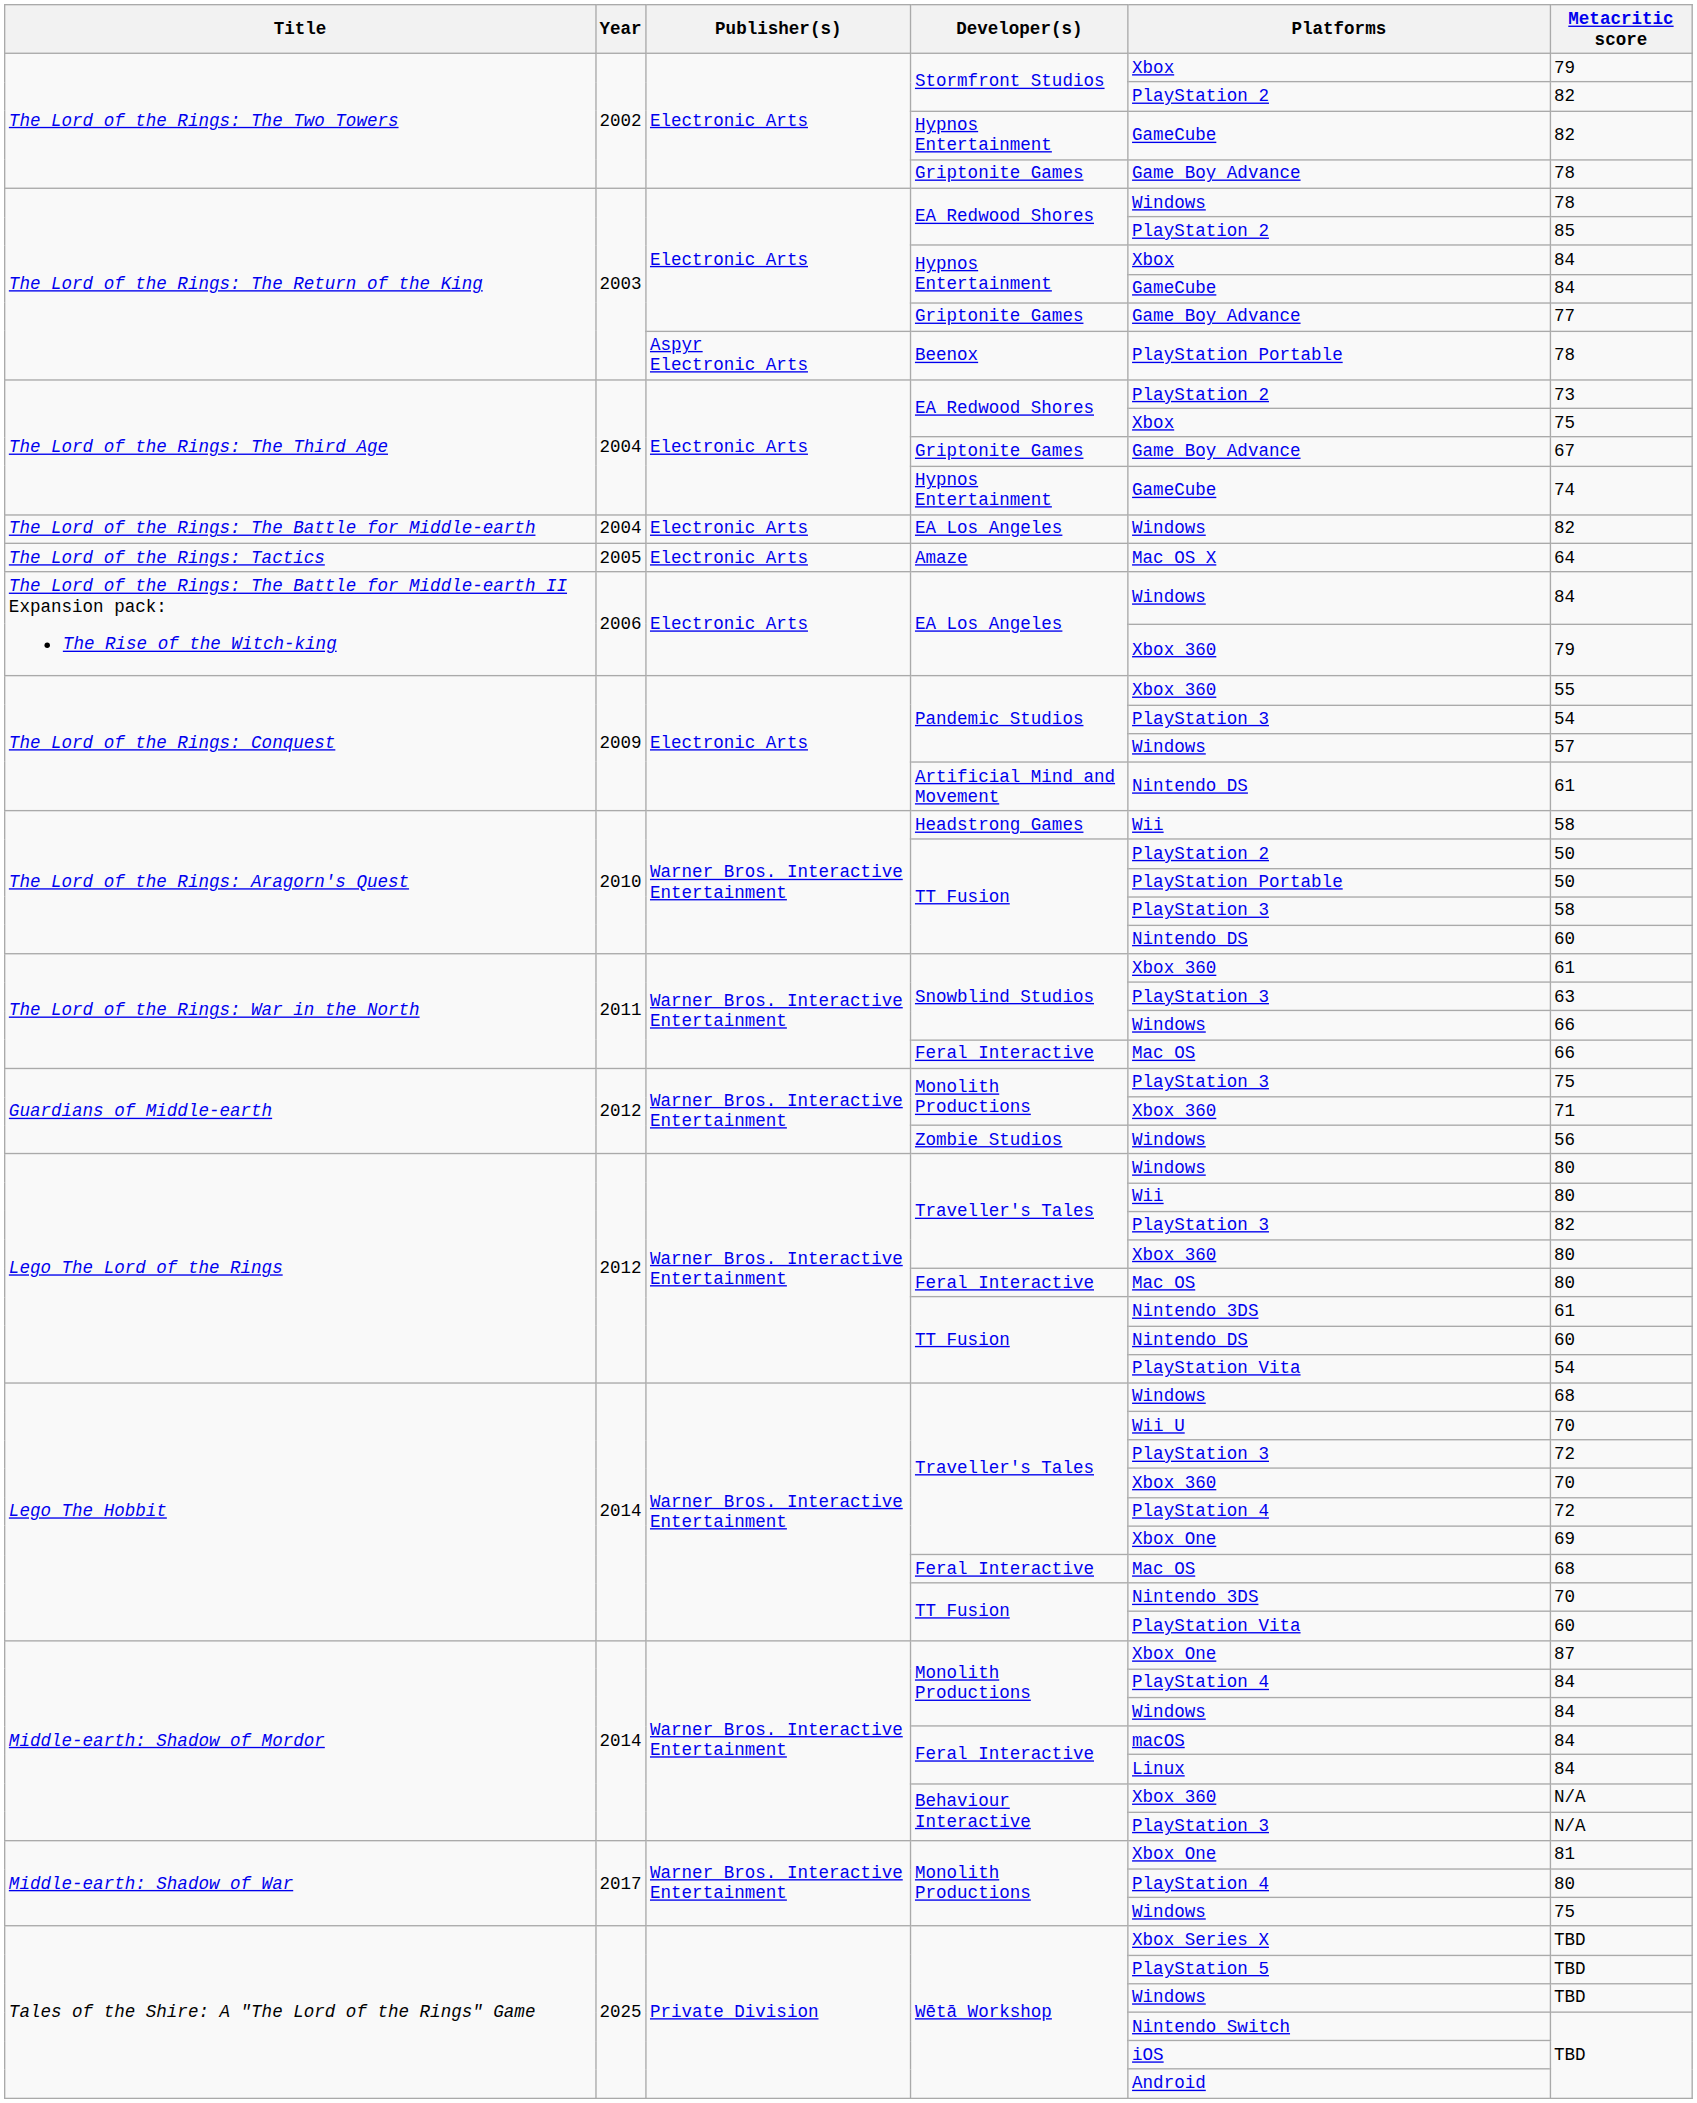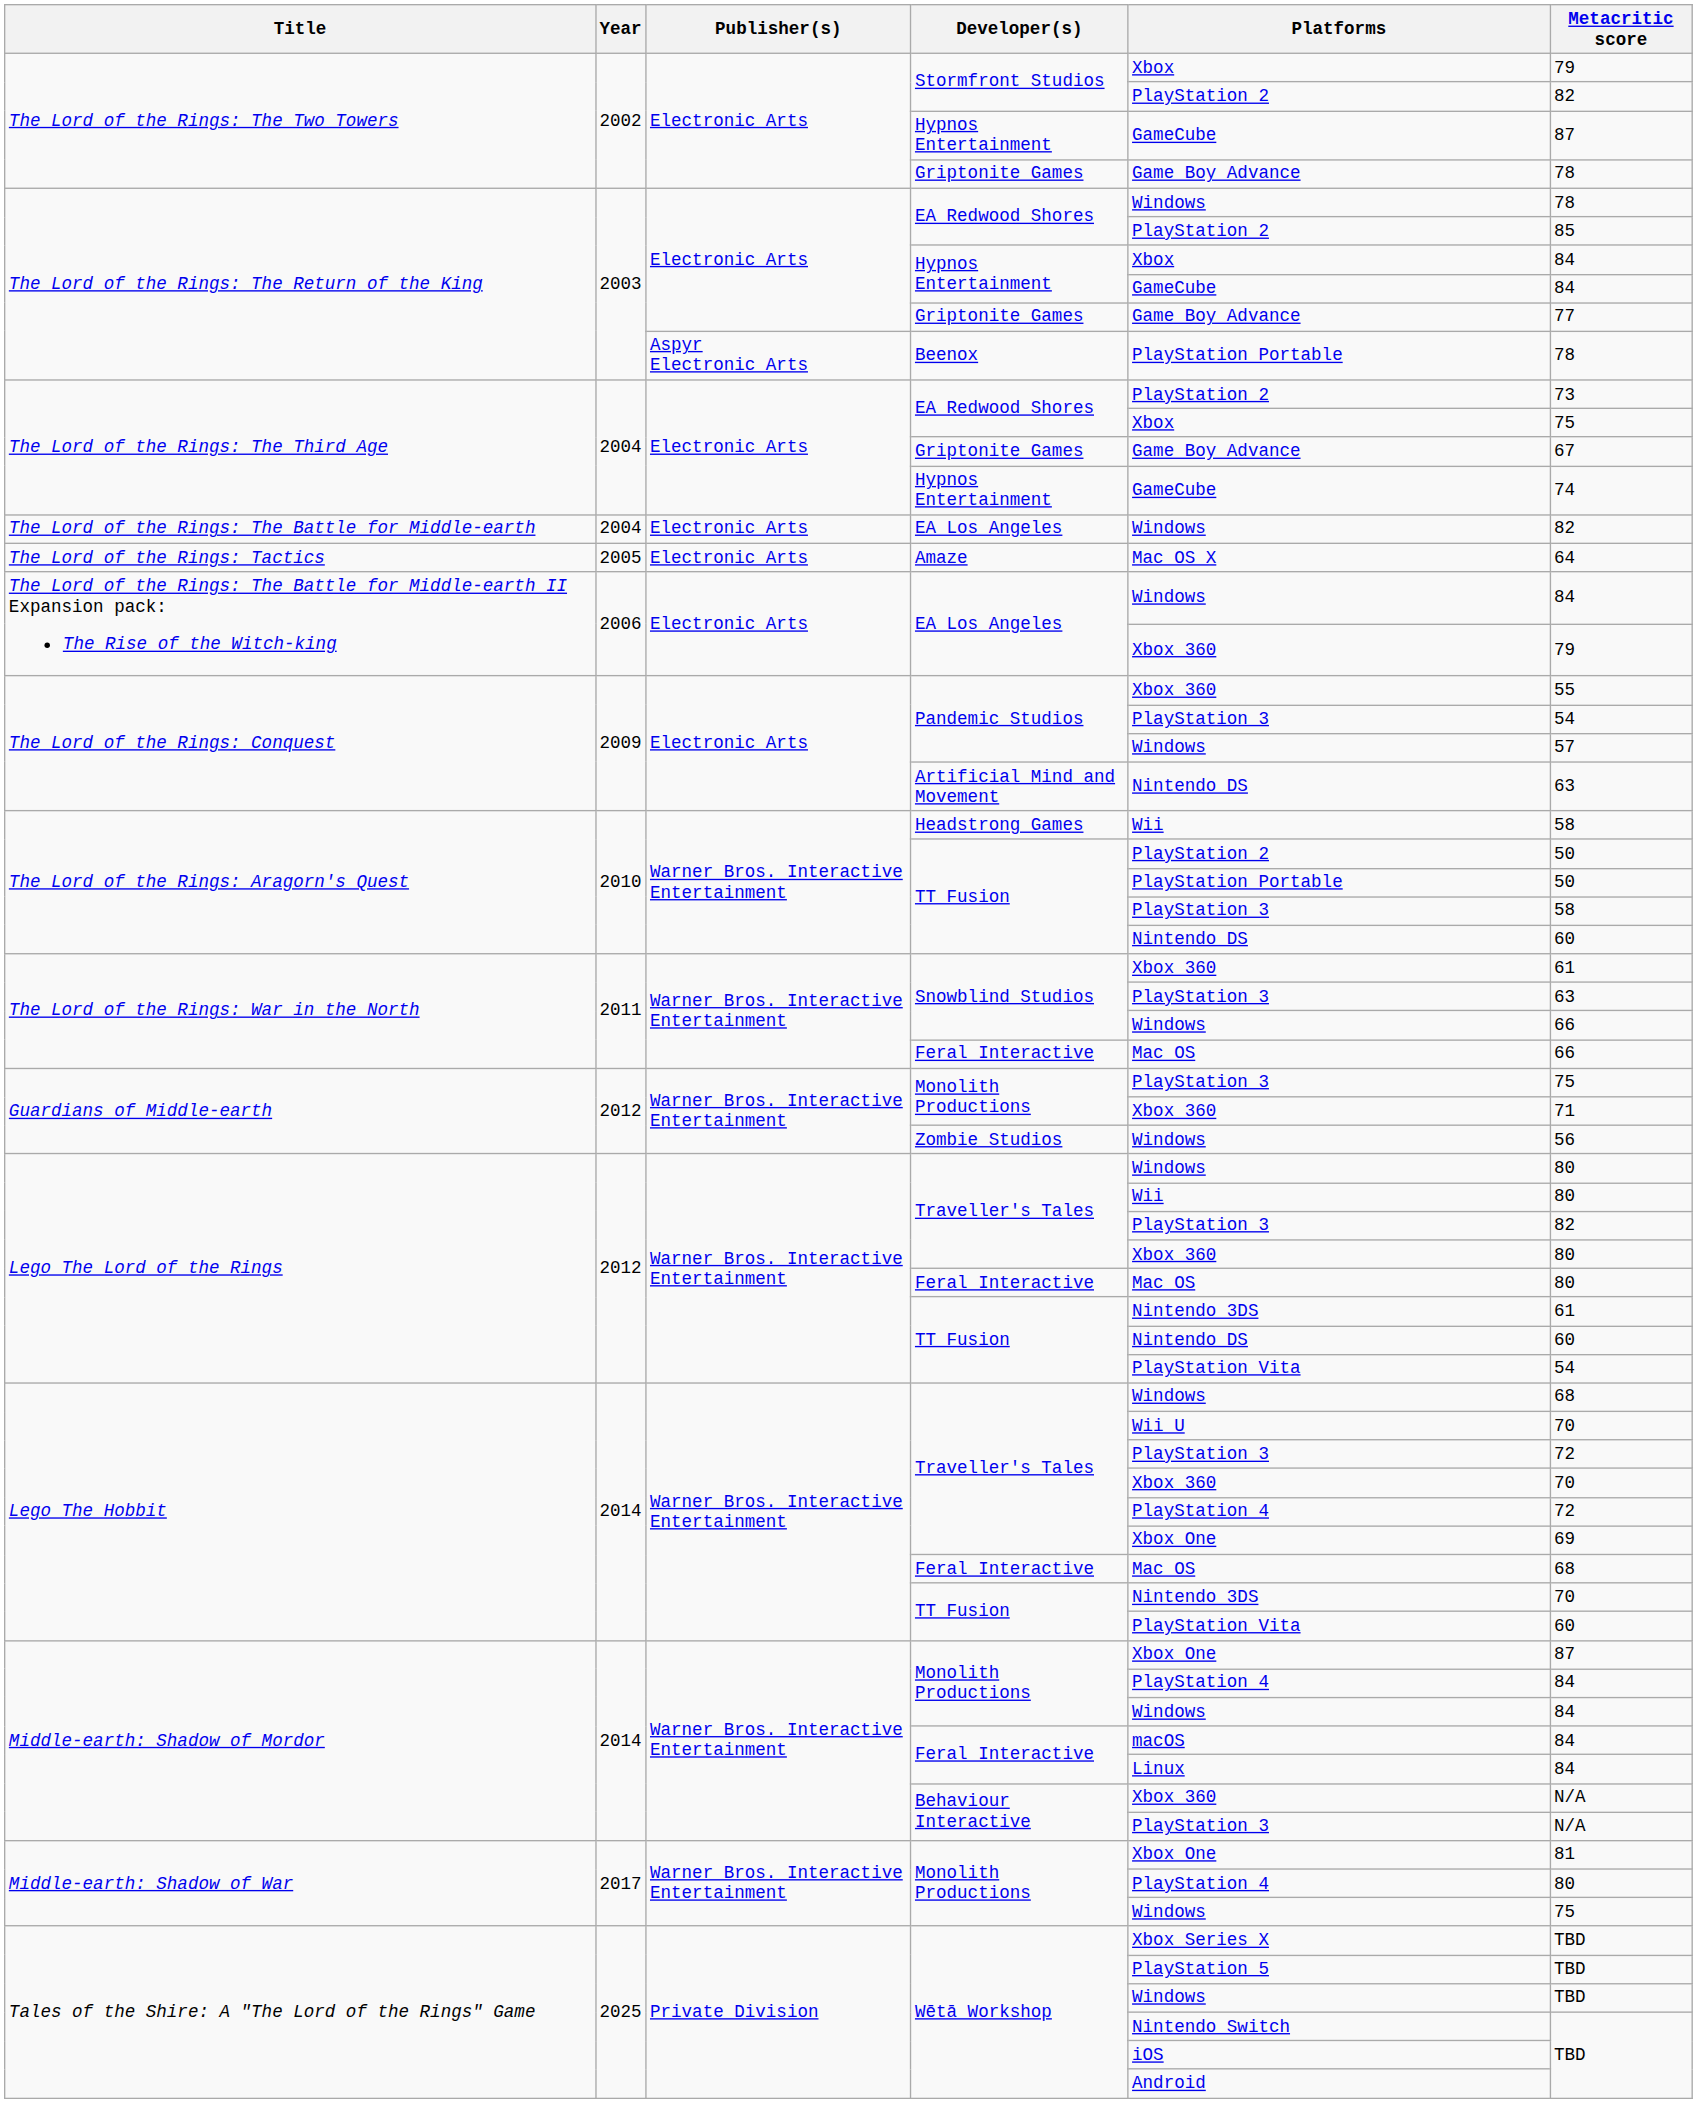(1564, 135) 82 -> (1564, 135) 87
(1564, 786) 61 -> (1564, 786) 63
